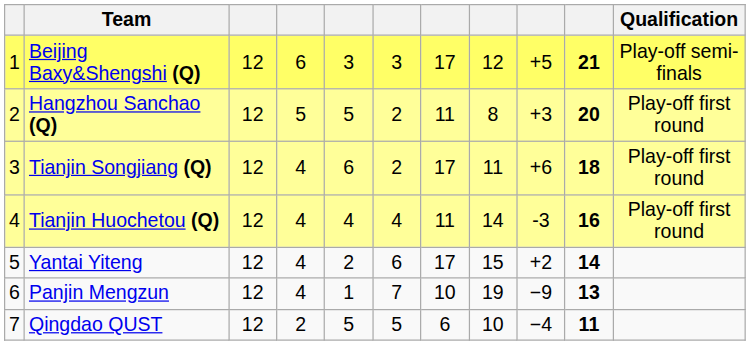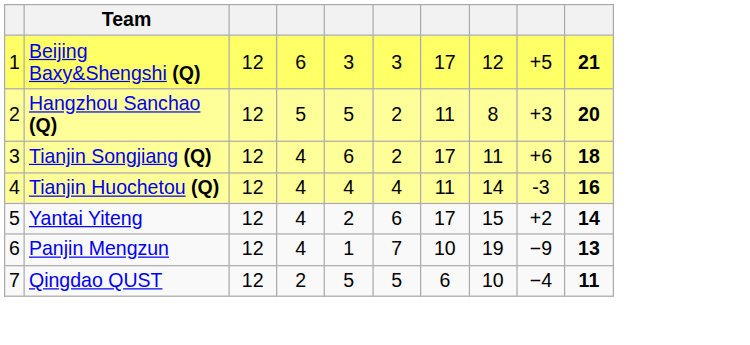- column: (679, 19)
